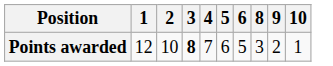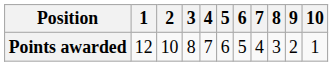+ column: (259, 18)
(191, 46) bold -> (191, 46) normal
